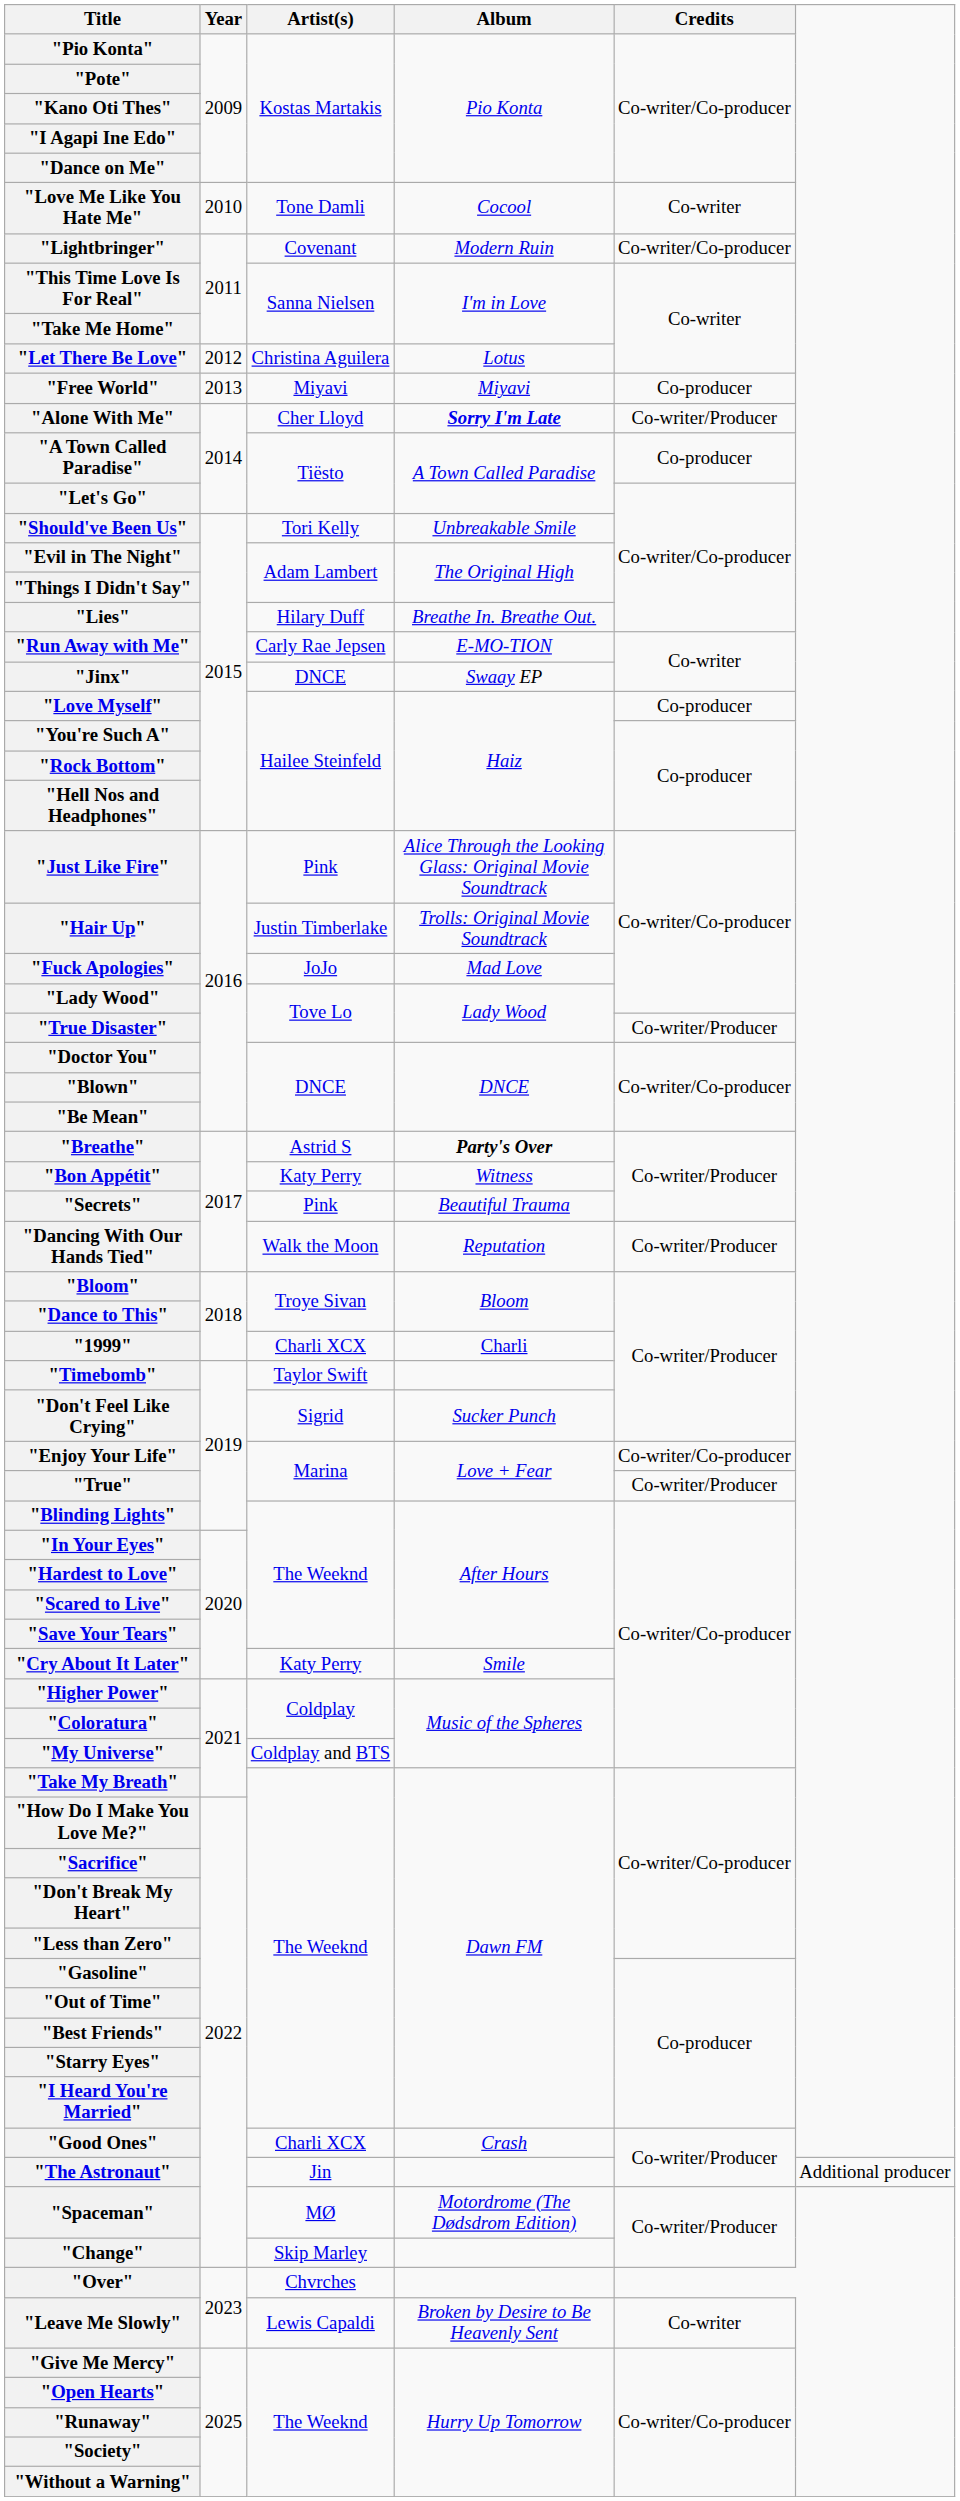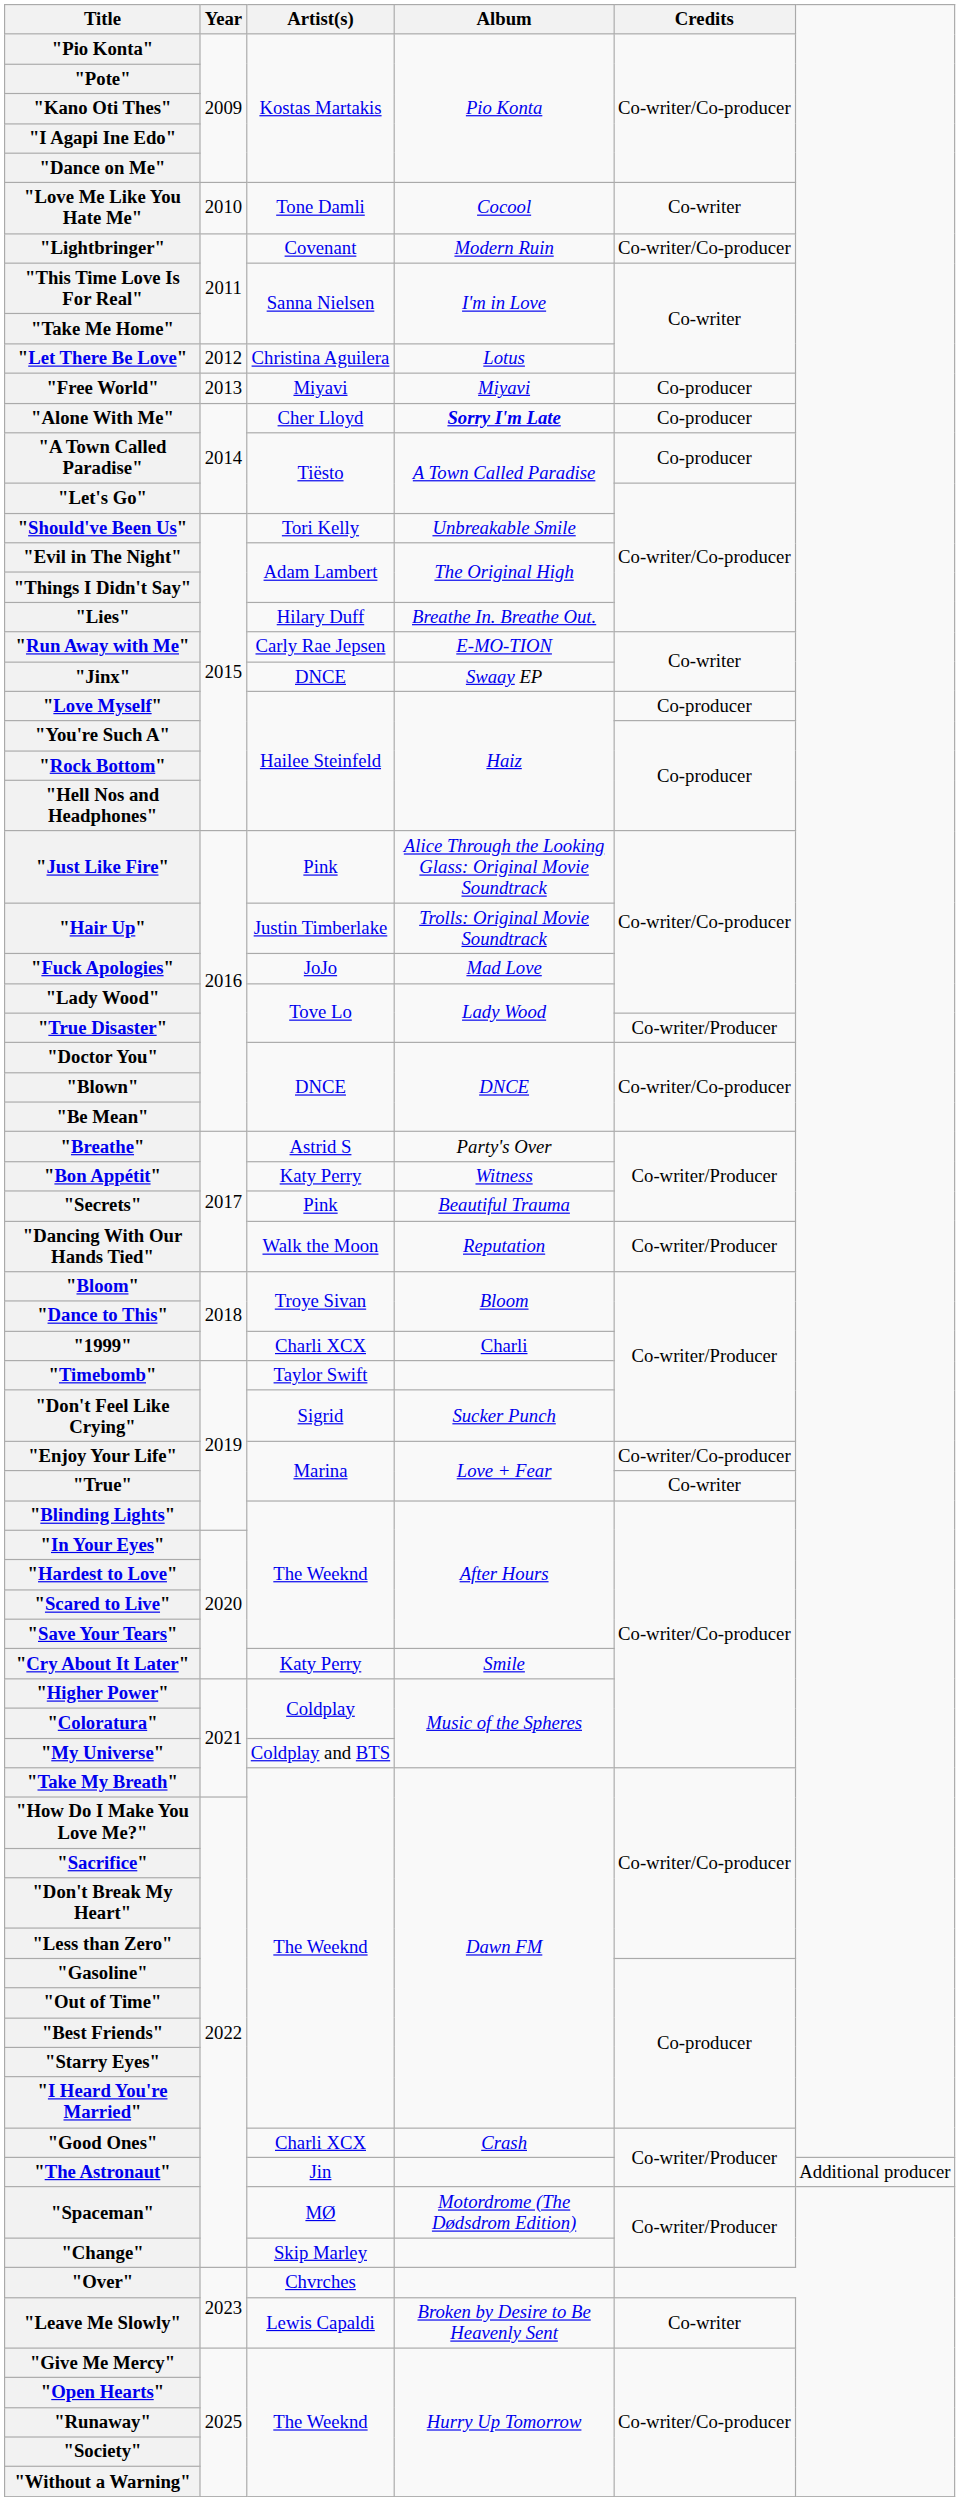(704, 417) Co-writer/Producer -> (704, 417) Co-producer
(504, 1146) bold -> (504, 1146) normal
(704, 1485) Co-writer/Producer -> (704, 1485) Co-writer
